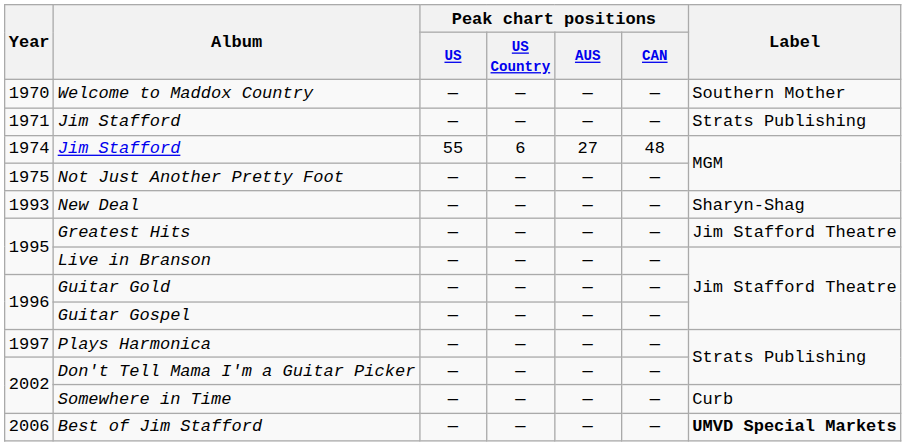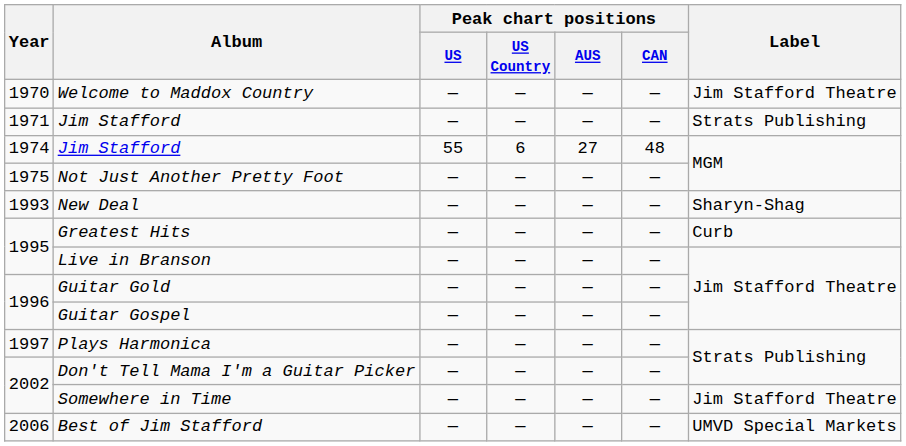(769, 94) Southern Mother -> (795, 94) Jim Stafford Theatre
(795, 232) Jim Stafford Theatre -> (713, 232) Curb
(713, 399) Curb -> (795, 399) Jim Stafford Theatre
(795, 427) bold -> (795, 427) normal
